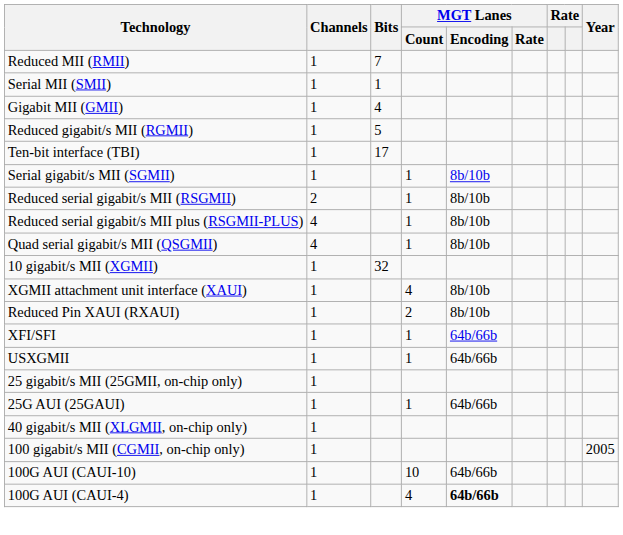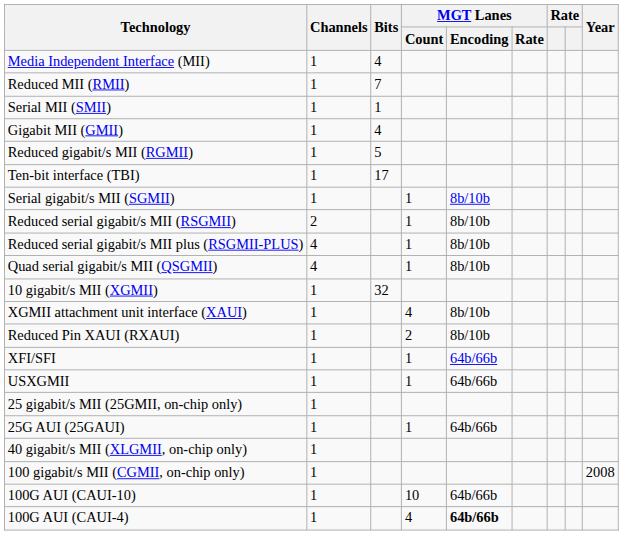+ row: (109, 61)
(600, 449) 2005 -> (600, 472) 2008
